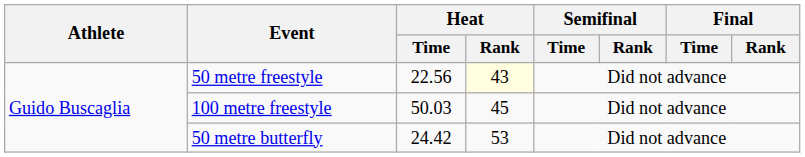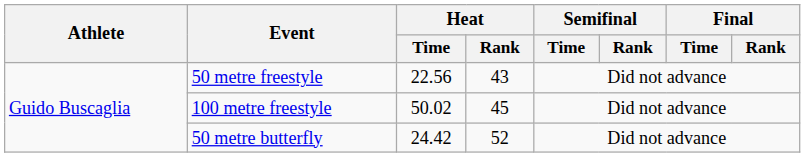(500, 78) lightyellow background -> (500, 78) no background
(431, 108) 50.03 -> (431, 108) 50.02
(500, 137) 53 -> (500, 137) 52
